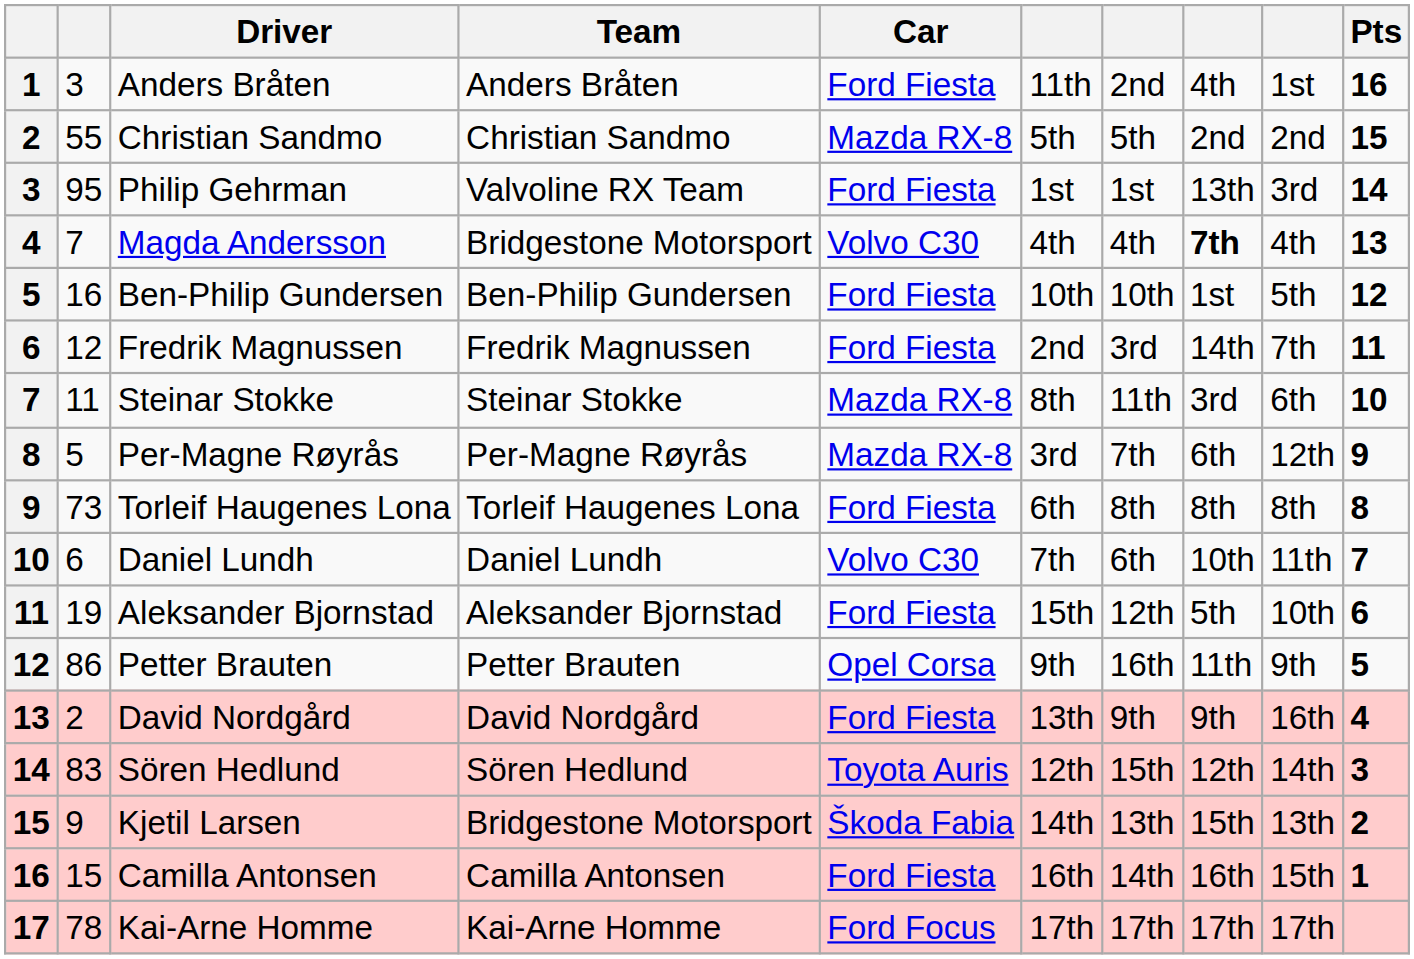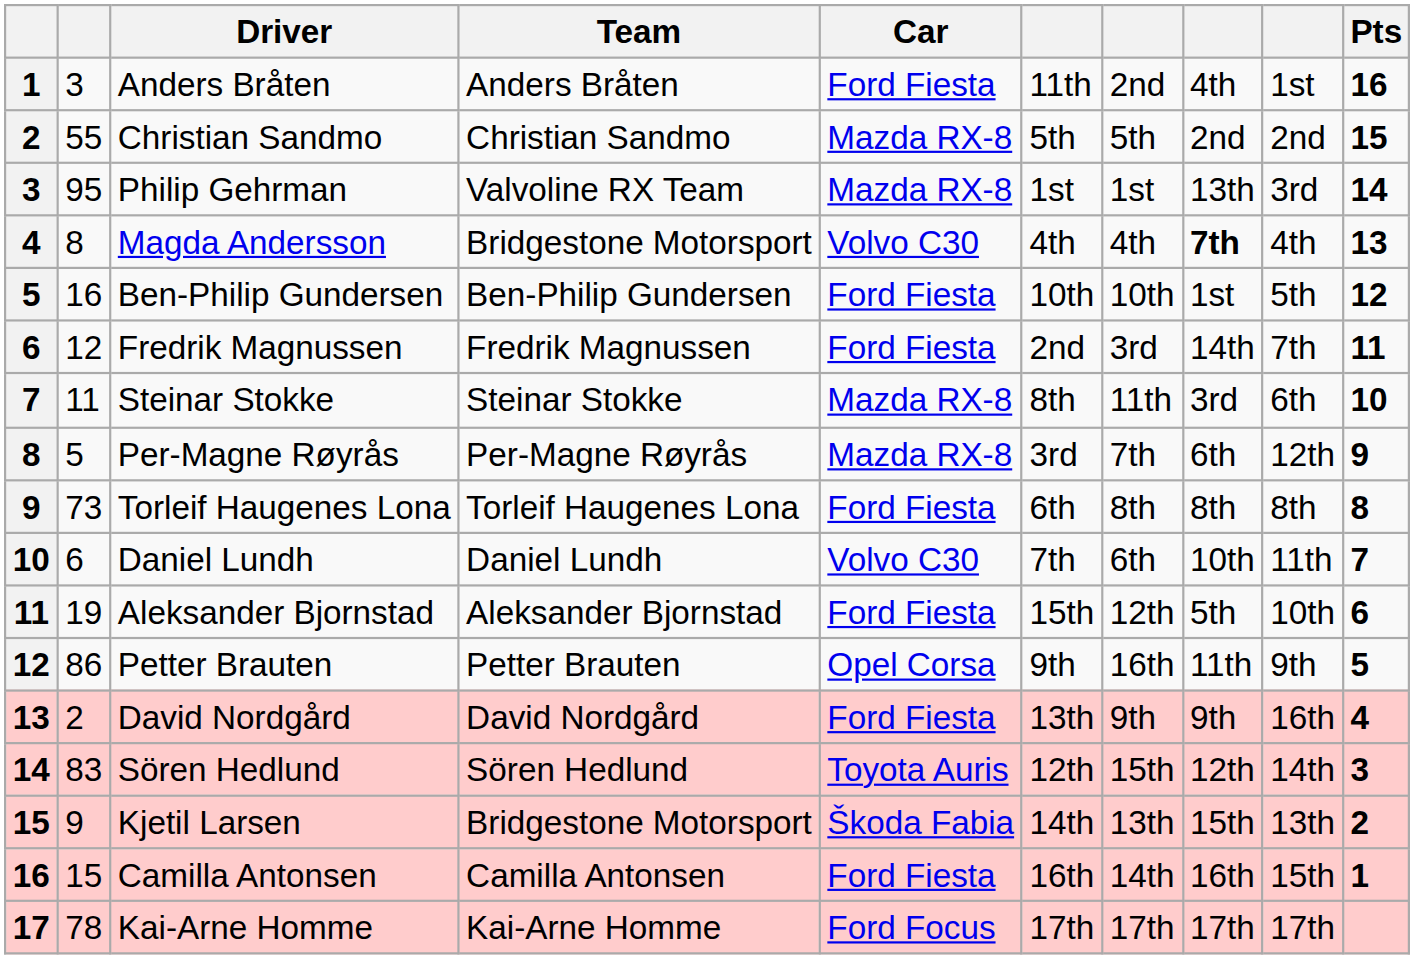(911, 190) Ford Fiesta -> (920, 190) Mazda RX-8
(75, 242) 7 -> (75, 242) 8
